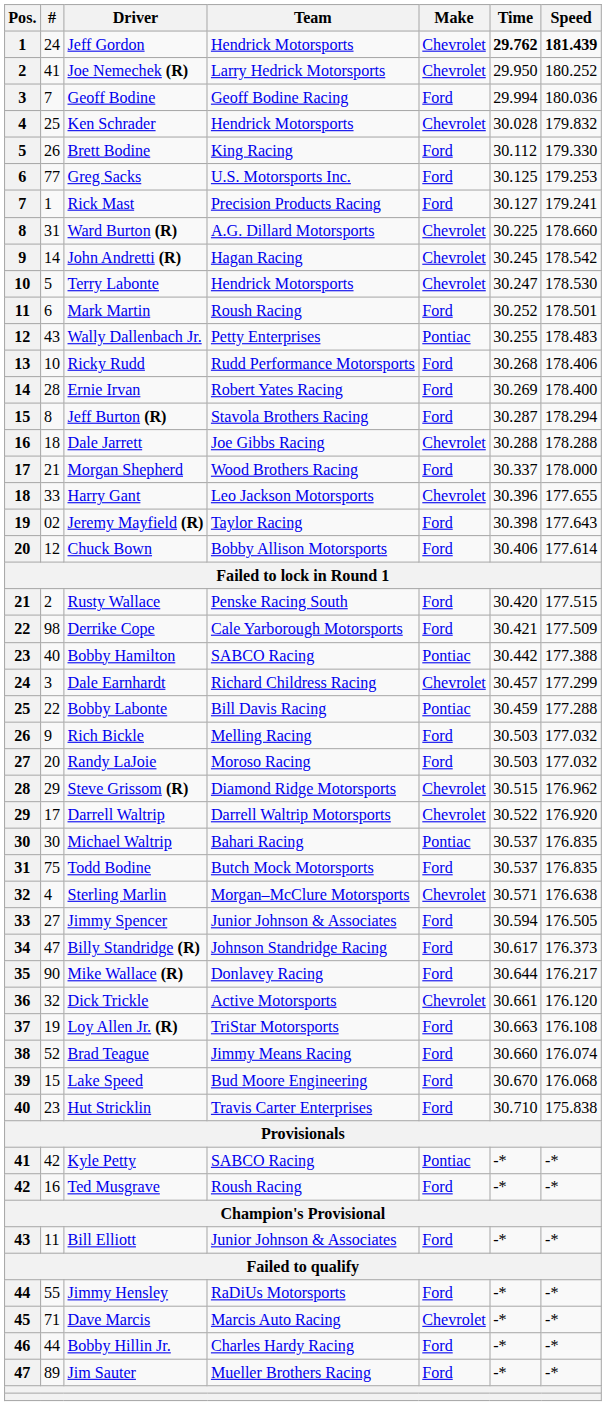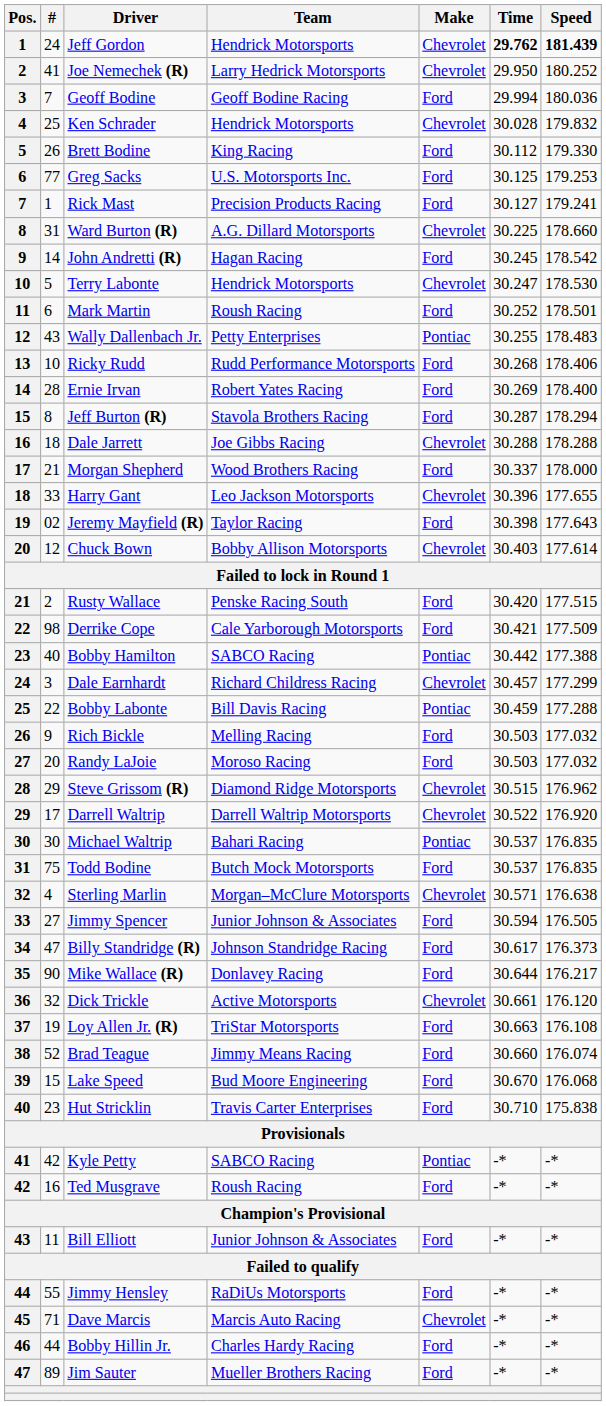(454, 257) Chevrolet -> (437, 257) Ford
(437, 549) Ford -> (454, 549) Chevrolet
(515, 549) 30.406 -> (515, 549) 30.403
